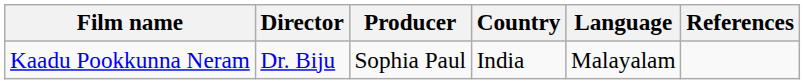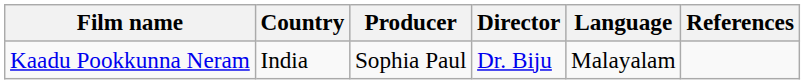columns swapped: (302, 22) <-> (519, 22)
